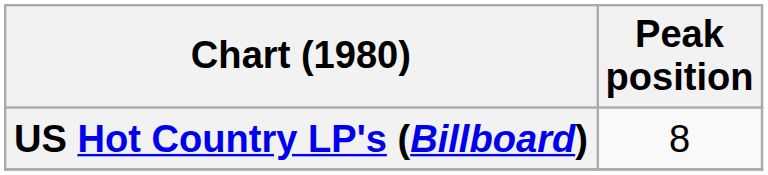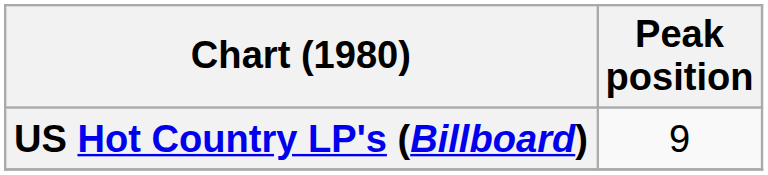(680, 137) 8 -> (680, 137) 9
